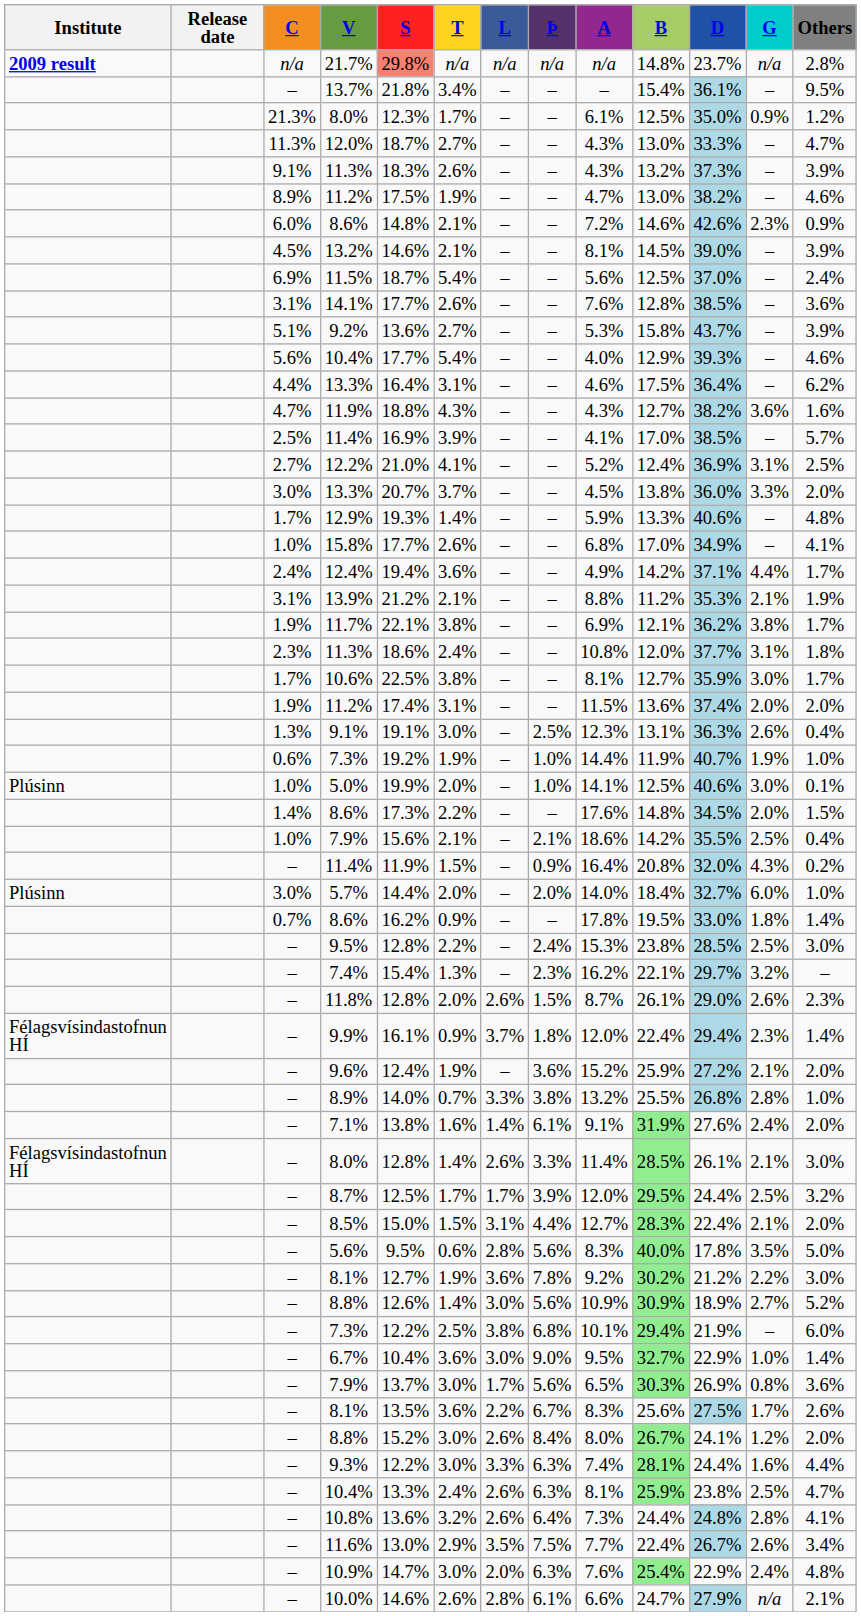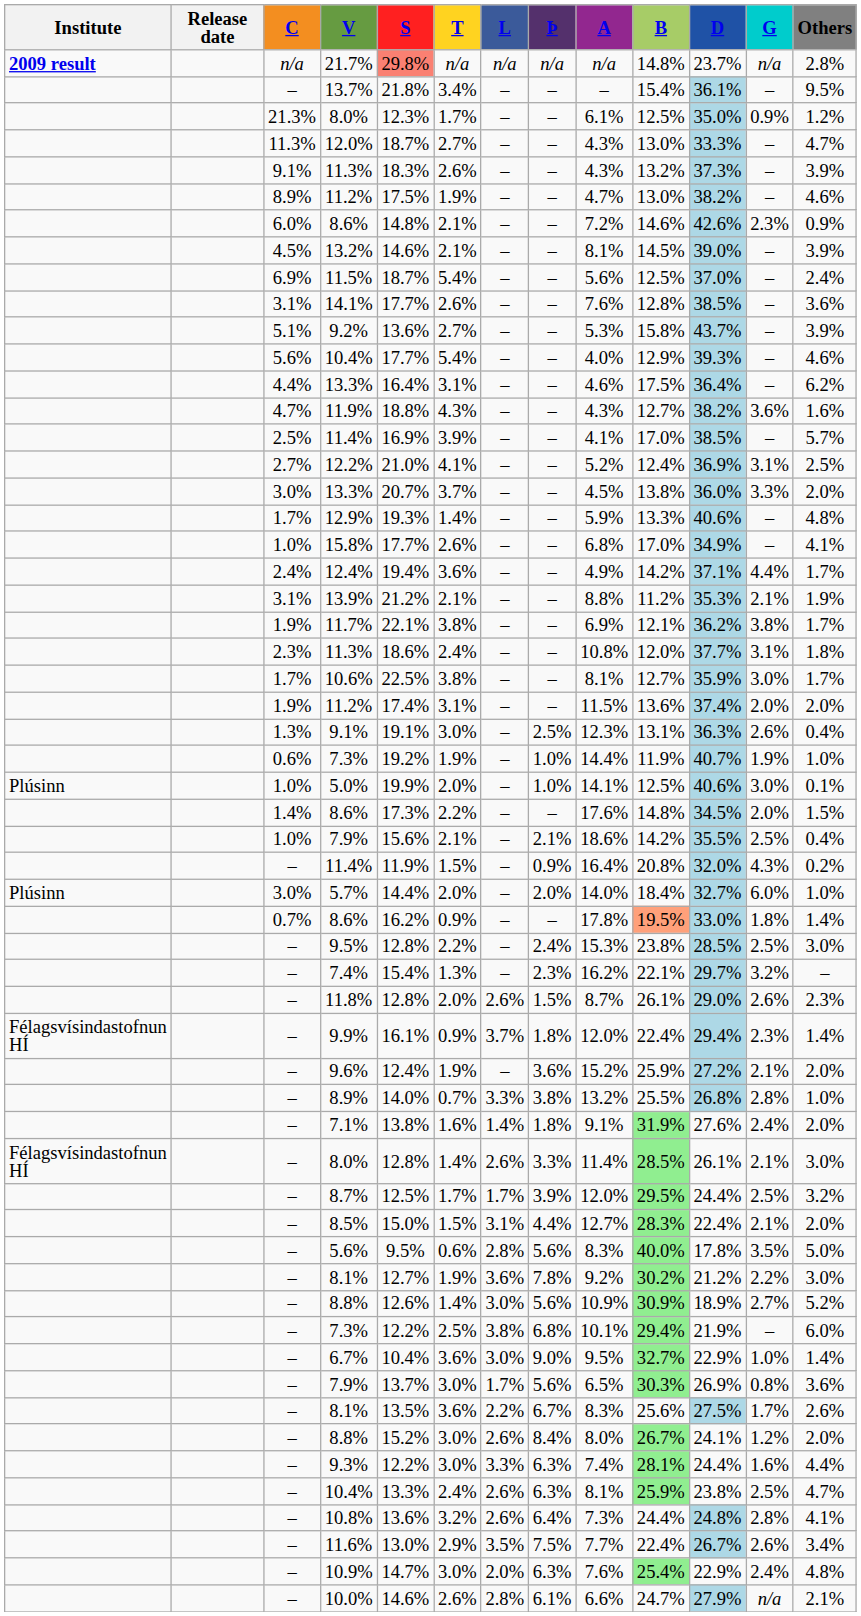(661, 920) no background -> (661, 920) lightsalmon background
(552, 1125) 6.1% -> (552, 1125) 1.8%
